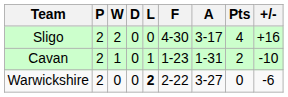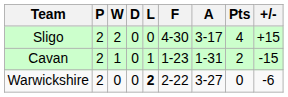(268, 37) +16 -> (268, 37) +15
(268, 59) -10 -> (268, 59) -15
